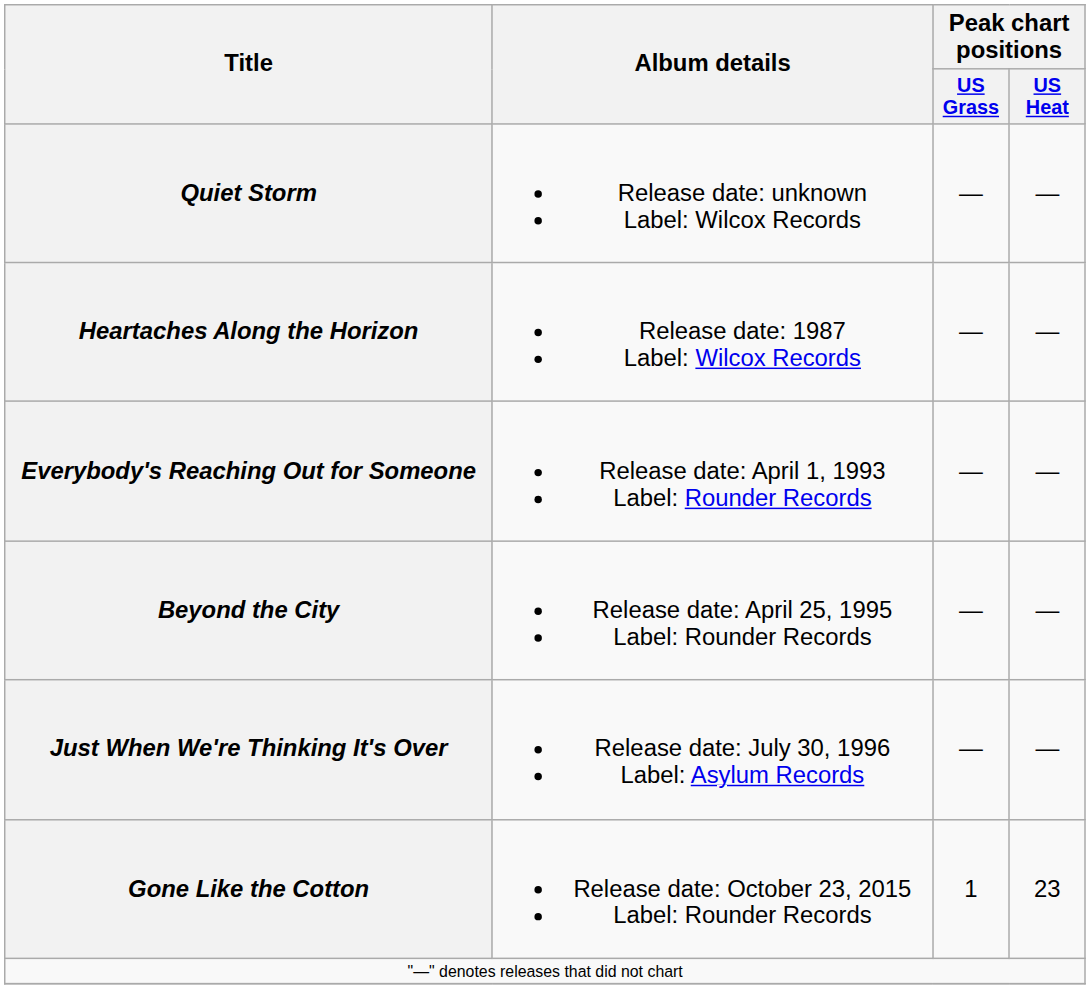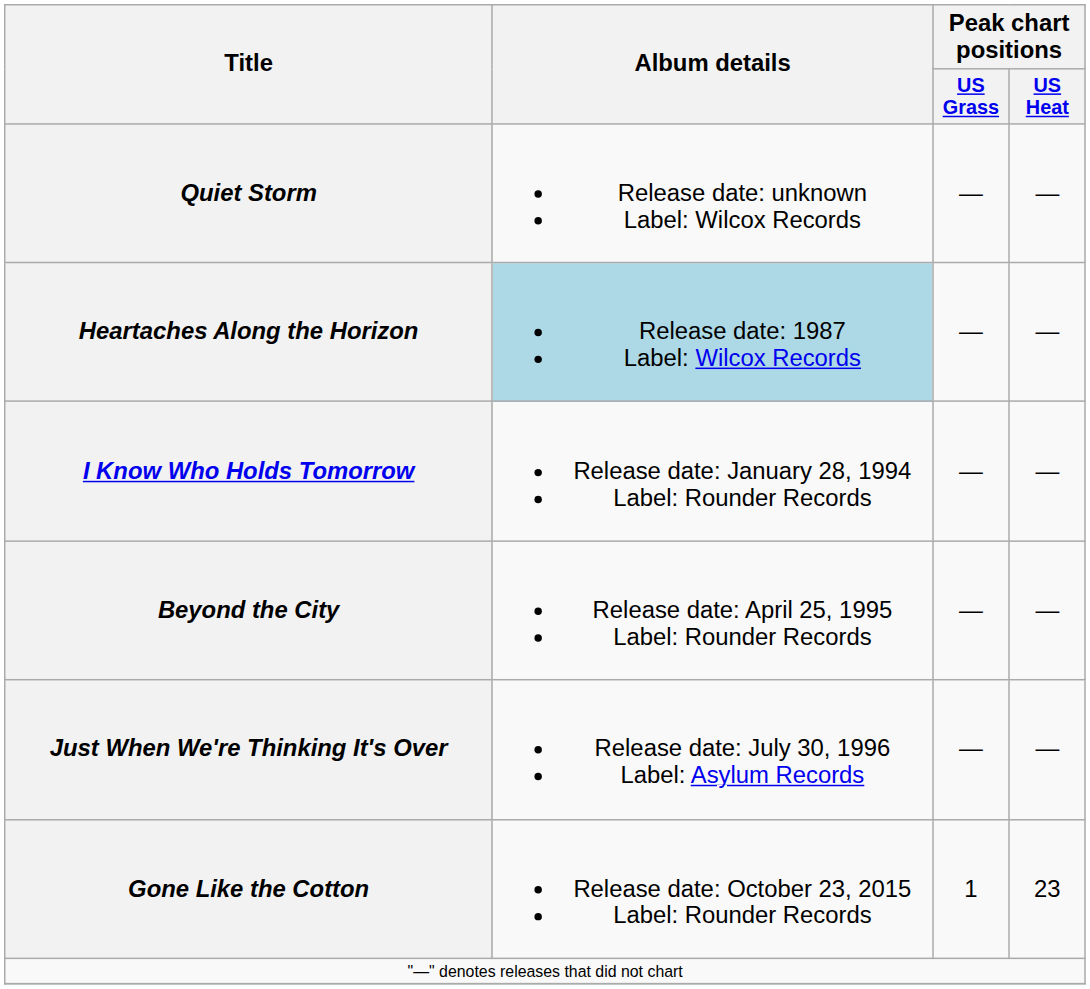(713, 346) no background -> (713, 346) lightblue background
- row: (249, 471)
+ row: (249, 471)
